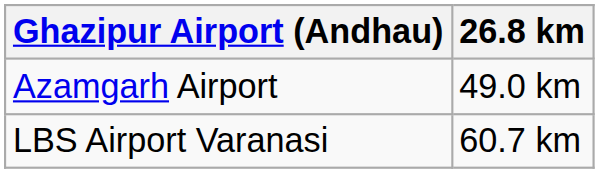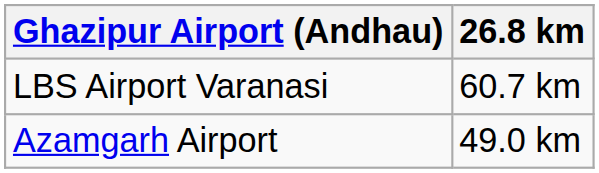rows swapped: (145, 85) <-> (171, 140)
